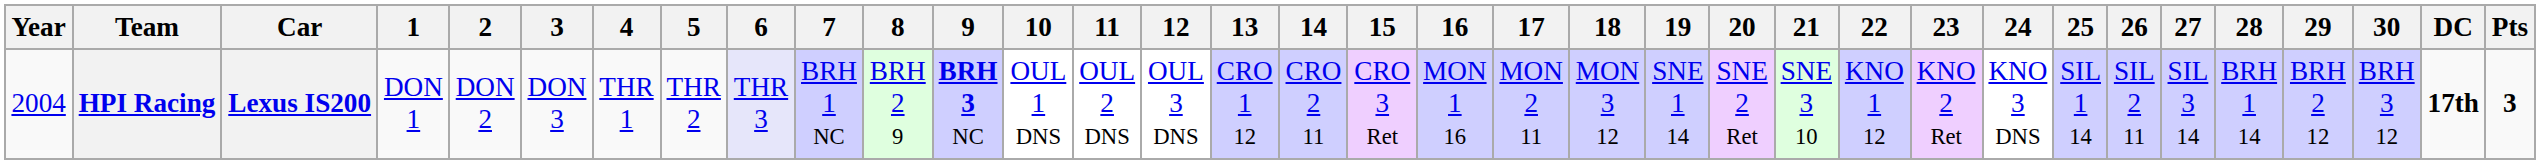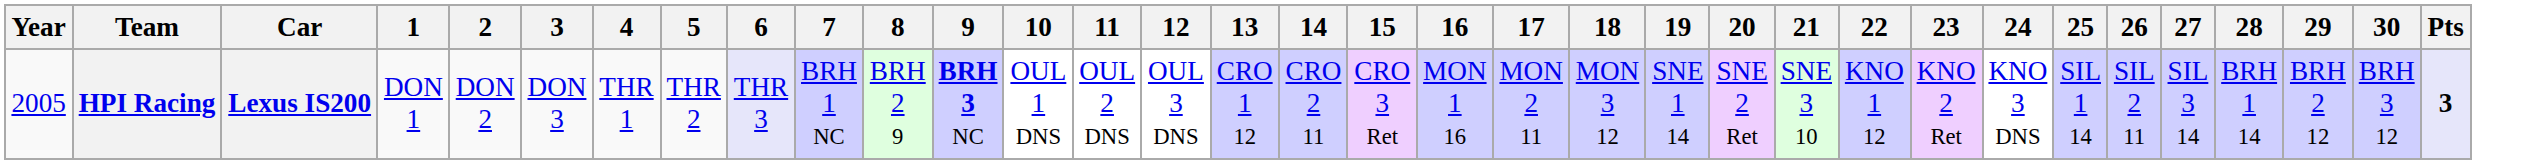- column: (2453, 26)
(39, 103) 2004 -> (39, 103) 2005
(2510, 103) no background -> (2446, 103) lavender background
